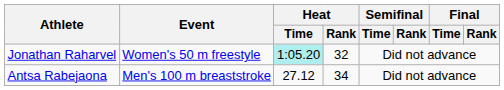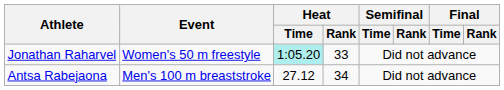(341, 55) 32 -> (341, 55) 33
